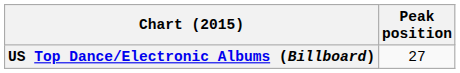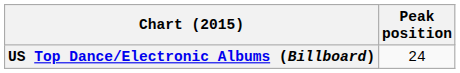(417, 57) 27 -> (417, 57) 24
